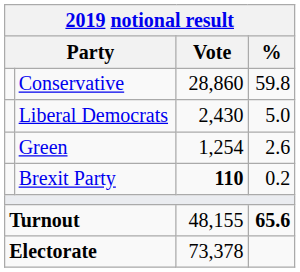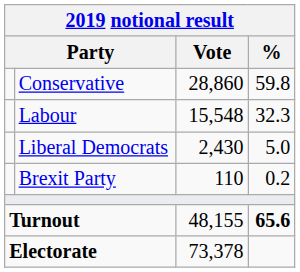+ row: (48, 115)
- row: (43, 147)
(229, 178) bold -> (229, 178) normal
